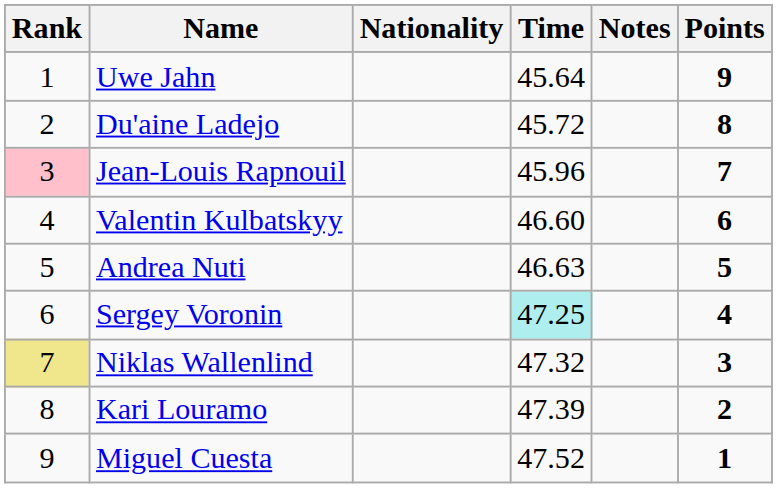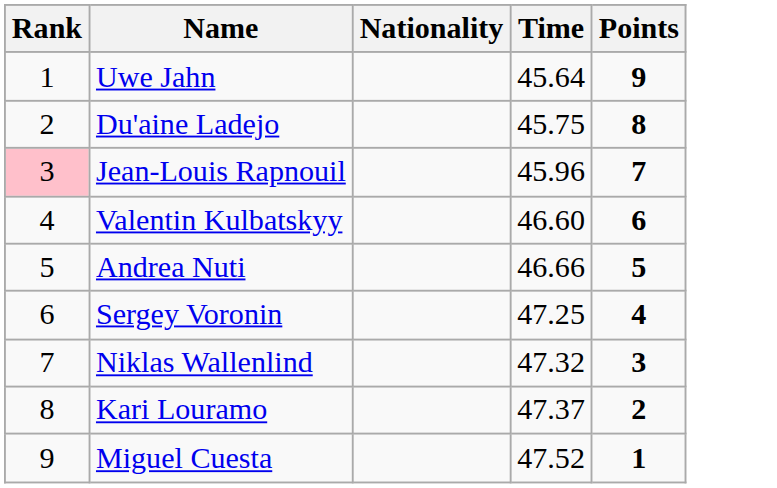- column: (635, 28)
(551, 123) 45.72 -> (551, 123) 45.75
(551, 266) 46.63 -> (551, 266) 46.66
(551, 314) paleturquoise background -> (551, 314) no background
(47, 362) khaki background -> (47, 362) no background
(551, 409) 47.39 -> (551, 409) 47.37
